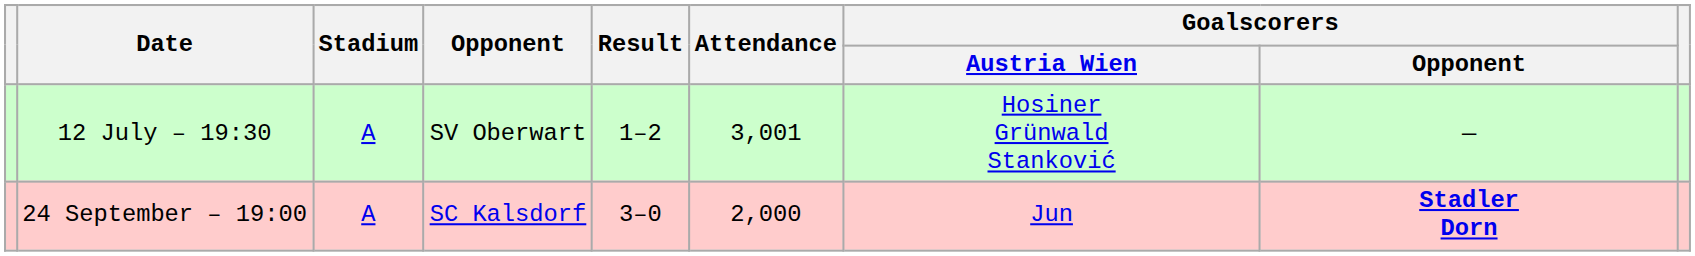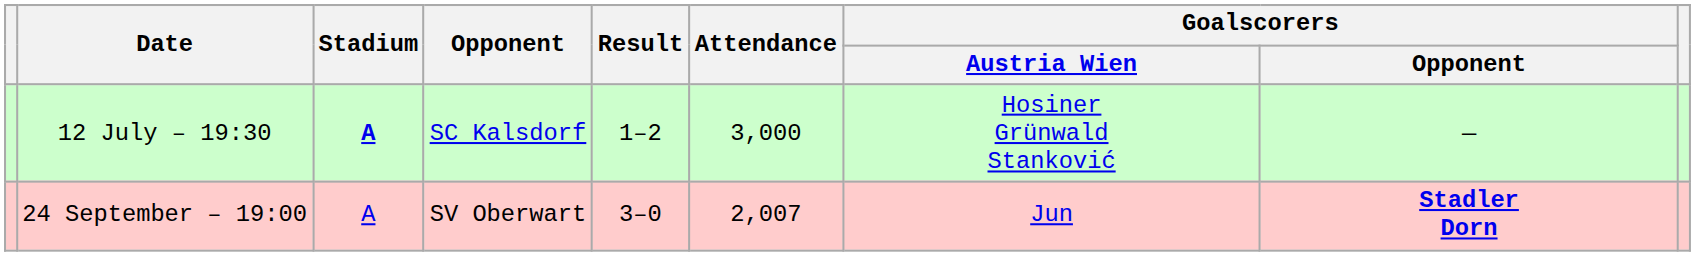(368, 133) normal -> (368, 133) bold
(508, 133) SV Oberwart -> (508, 133) SC Kalsdorf
(766, 133) 3,001 -> (766, 133) 3,000
(508, 215) SC Kalsdorf -> (508, 215) SV Oberwart
(766, 215) 2,000 -> (766, 215) 2,007
